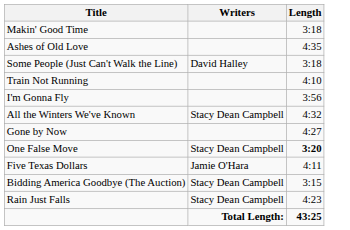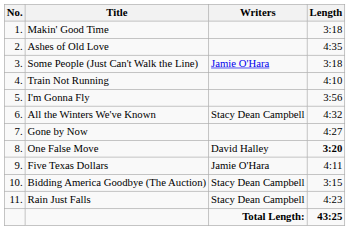+ column: (15, 13)
(219, 64) David Halley -> (240, 64) Jamie O'Hara
(237, 149) Stacy Dean Campbell -> (240, 149) David Halley
